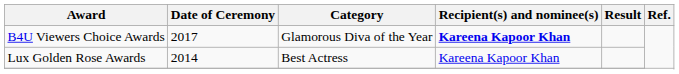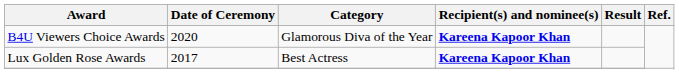(184, 36) 2017 -> (184, 36) 2020
(184, 57) 2014 -> (184, 57) 2017
(499, 57) normal -> (504, 57) bold
